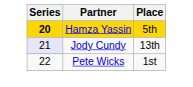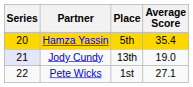+ column: (166, 18)
(45, 29) bold -> (22, 40) normal
